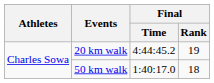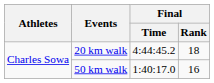(194, 51) 19 -> (194, 51) 18
(194, 69) 18 -> (194, 69) 16
